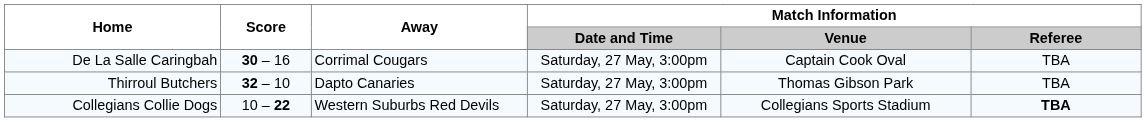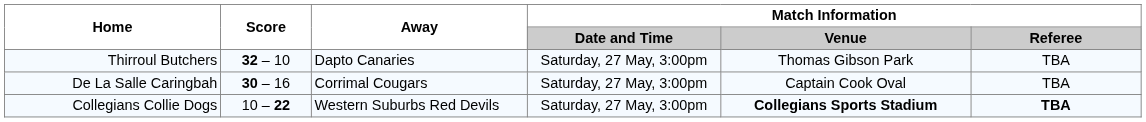rows swapped: (162, 83) <-> (145, 60)
(846, 105) normal -> (846, 105) bold
